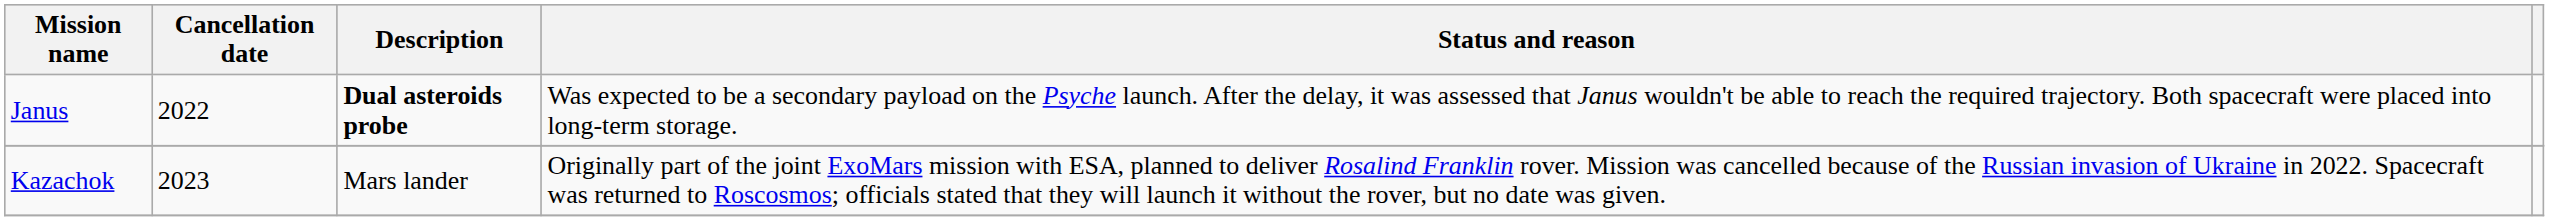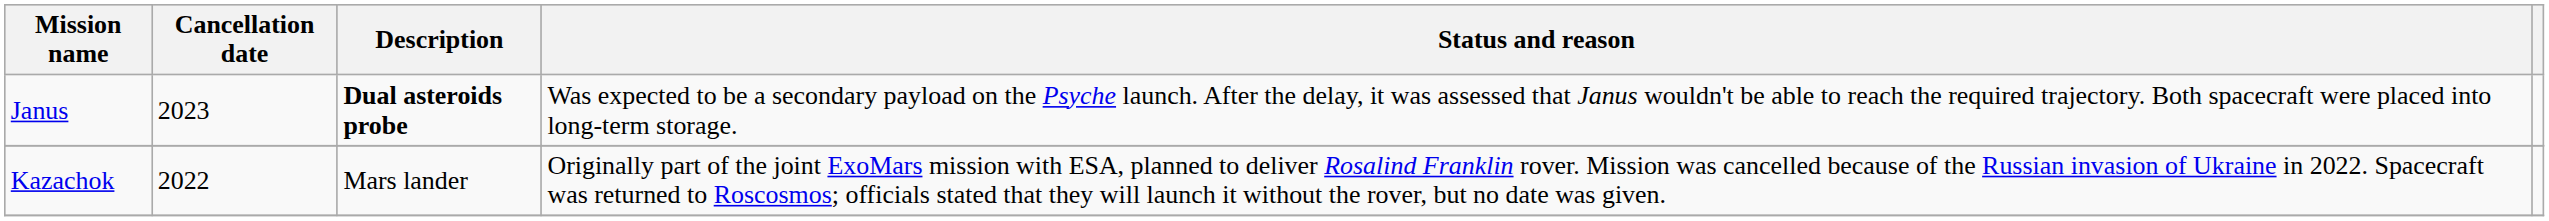(184, 109) 2022 -> (184, 109) 2023
(184, 180) 2023 -> (184, 180) 2022
